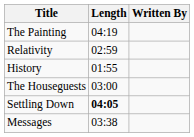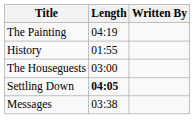- row: (30, 50)
